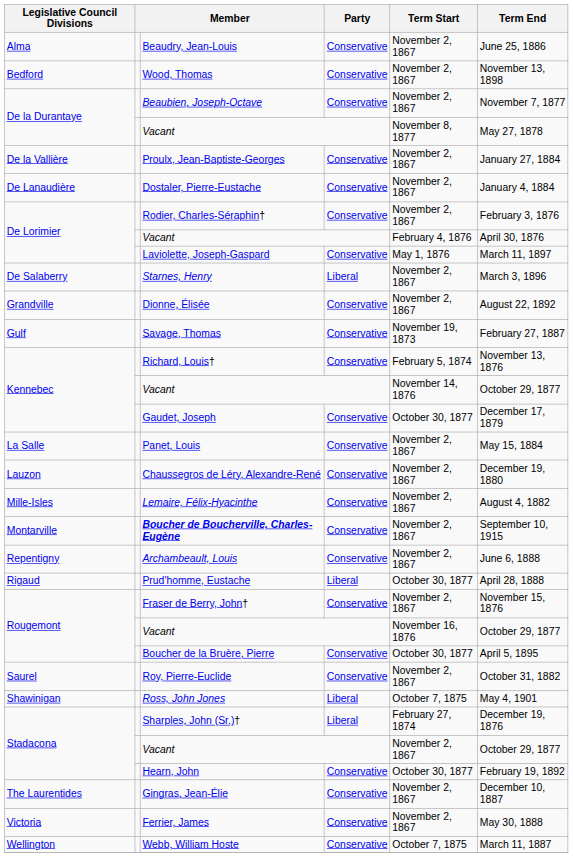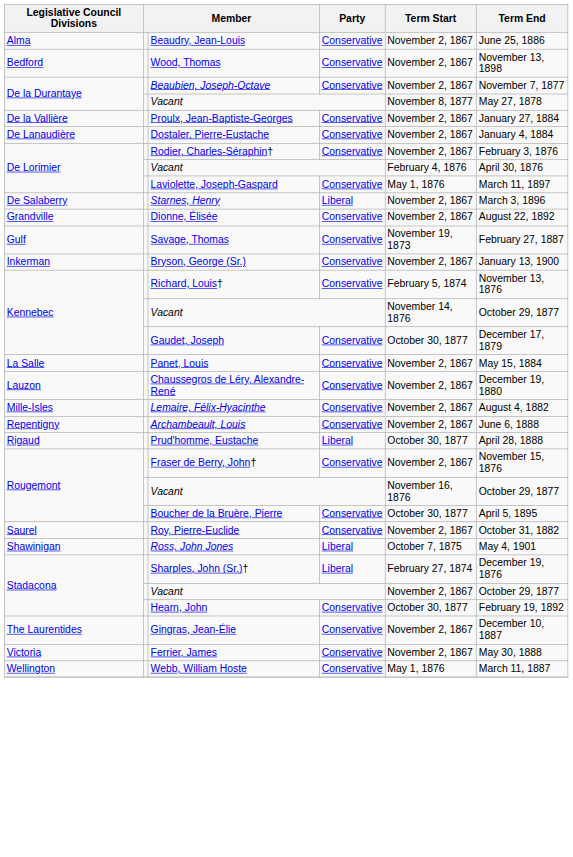+ row: (28, 262)
- row: (32, 530)
(430, 844) October 7, 1875 -> (416, 669) May 1, 1876
